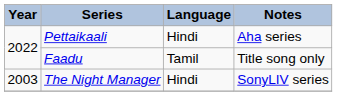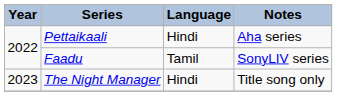(281, 58) Title song only -> (283, 58) SonyLIV series
(23, 79) 2003 -> (23, 79) 2023
(283, 79) SonyLIV series -> (281, 79) Title song only
